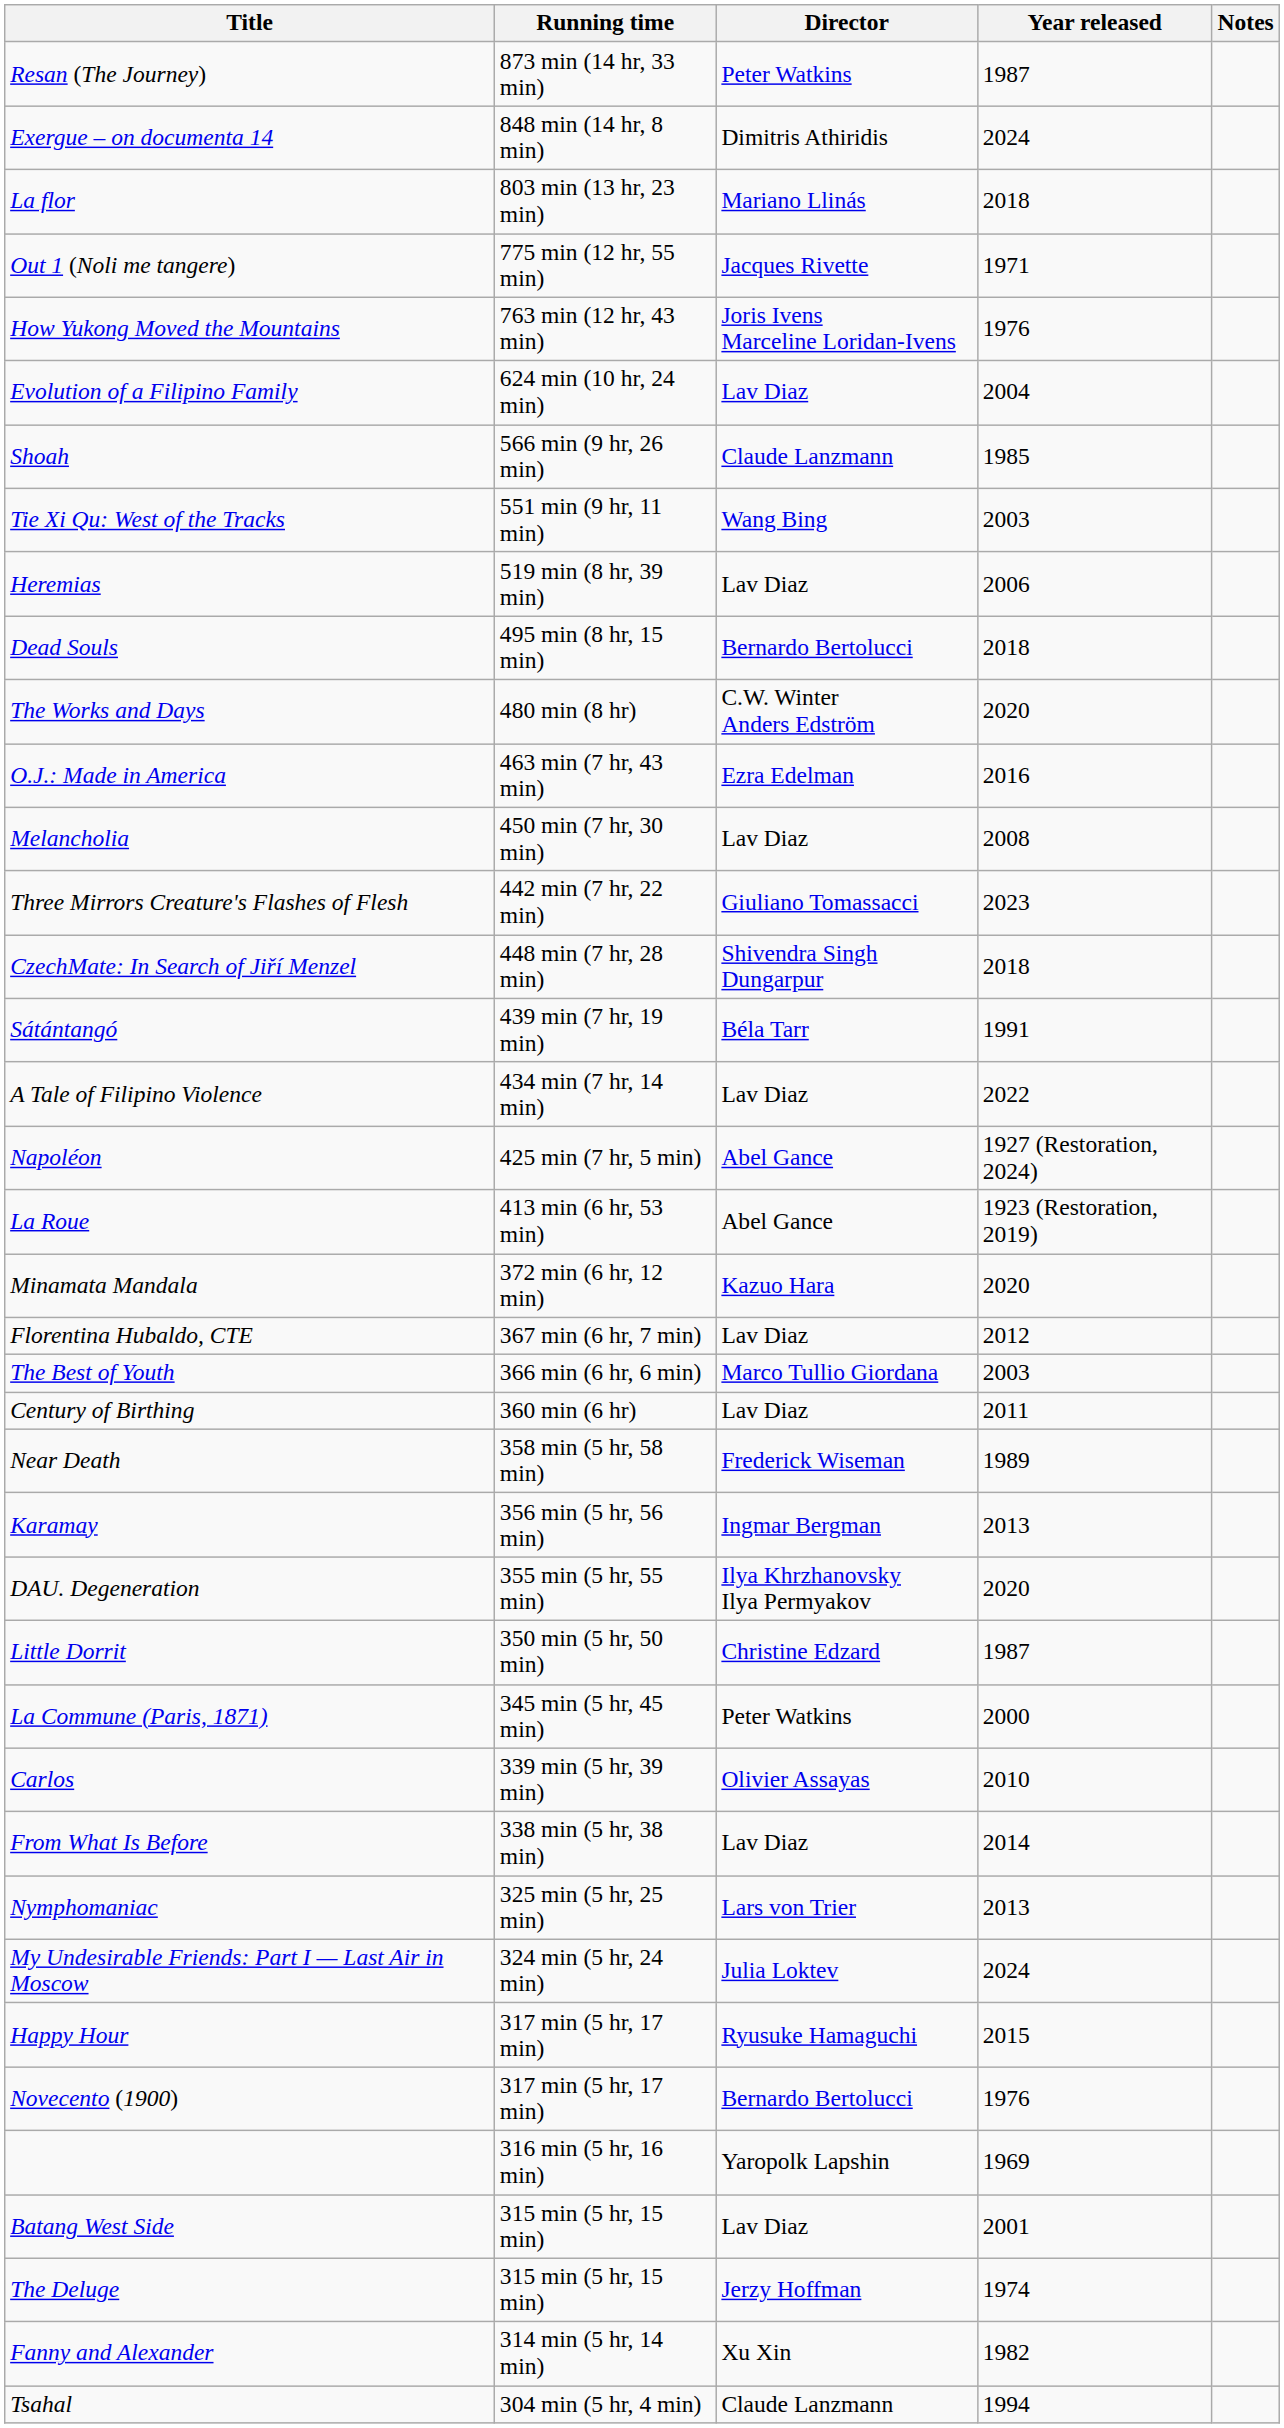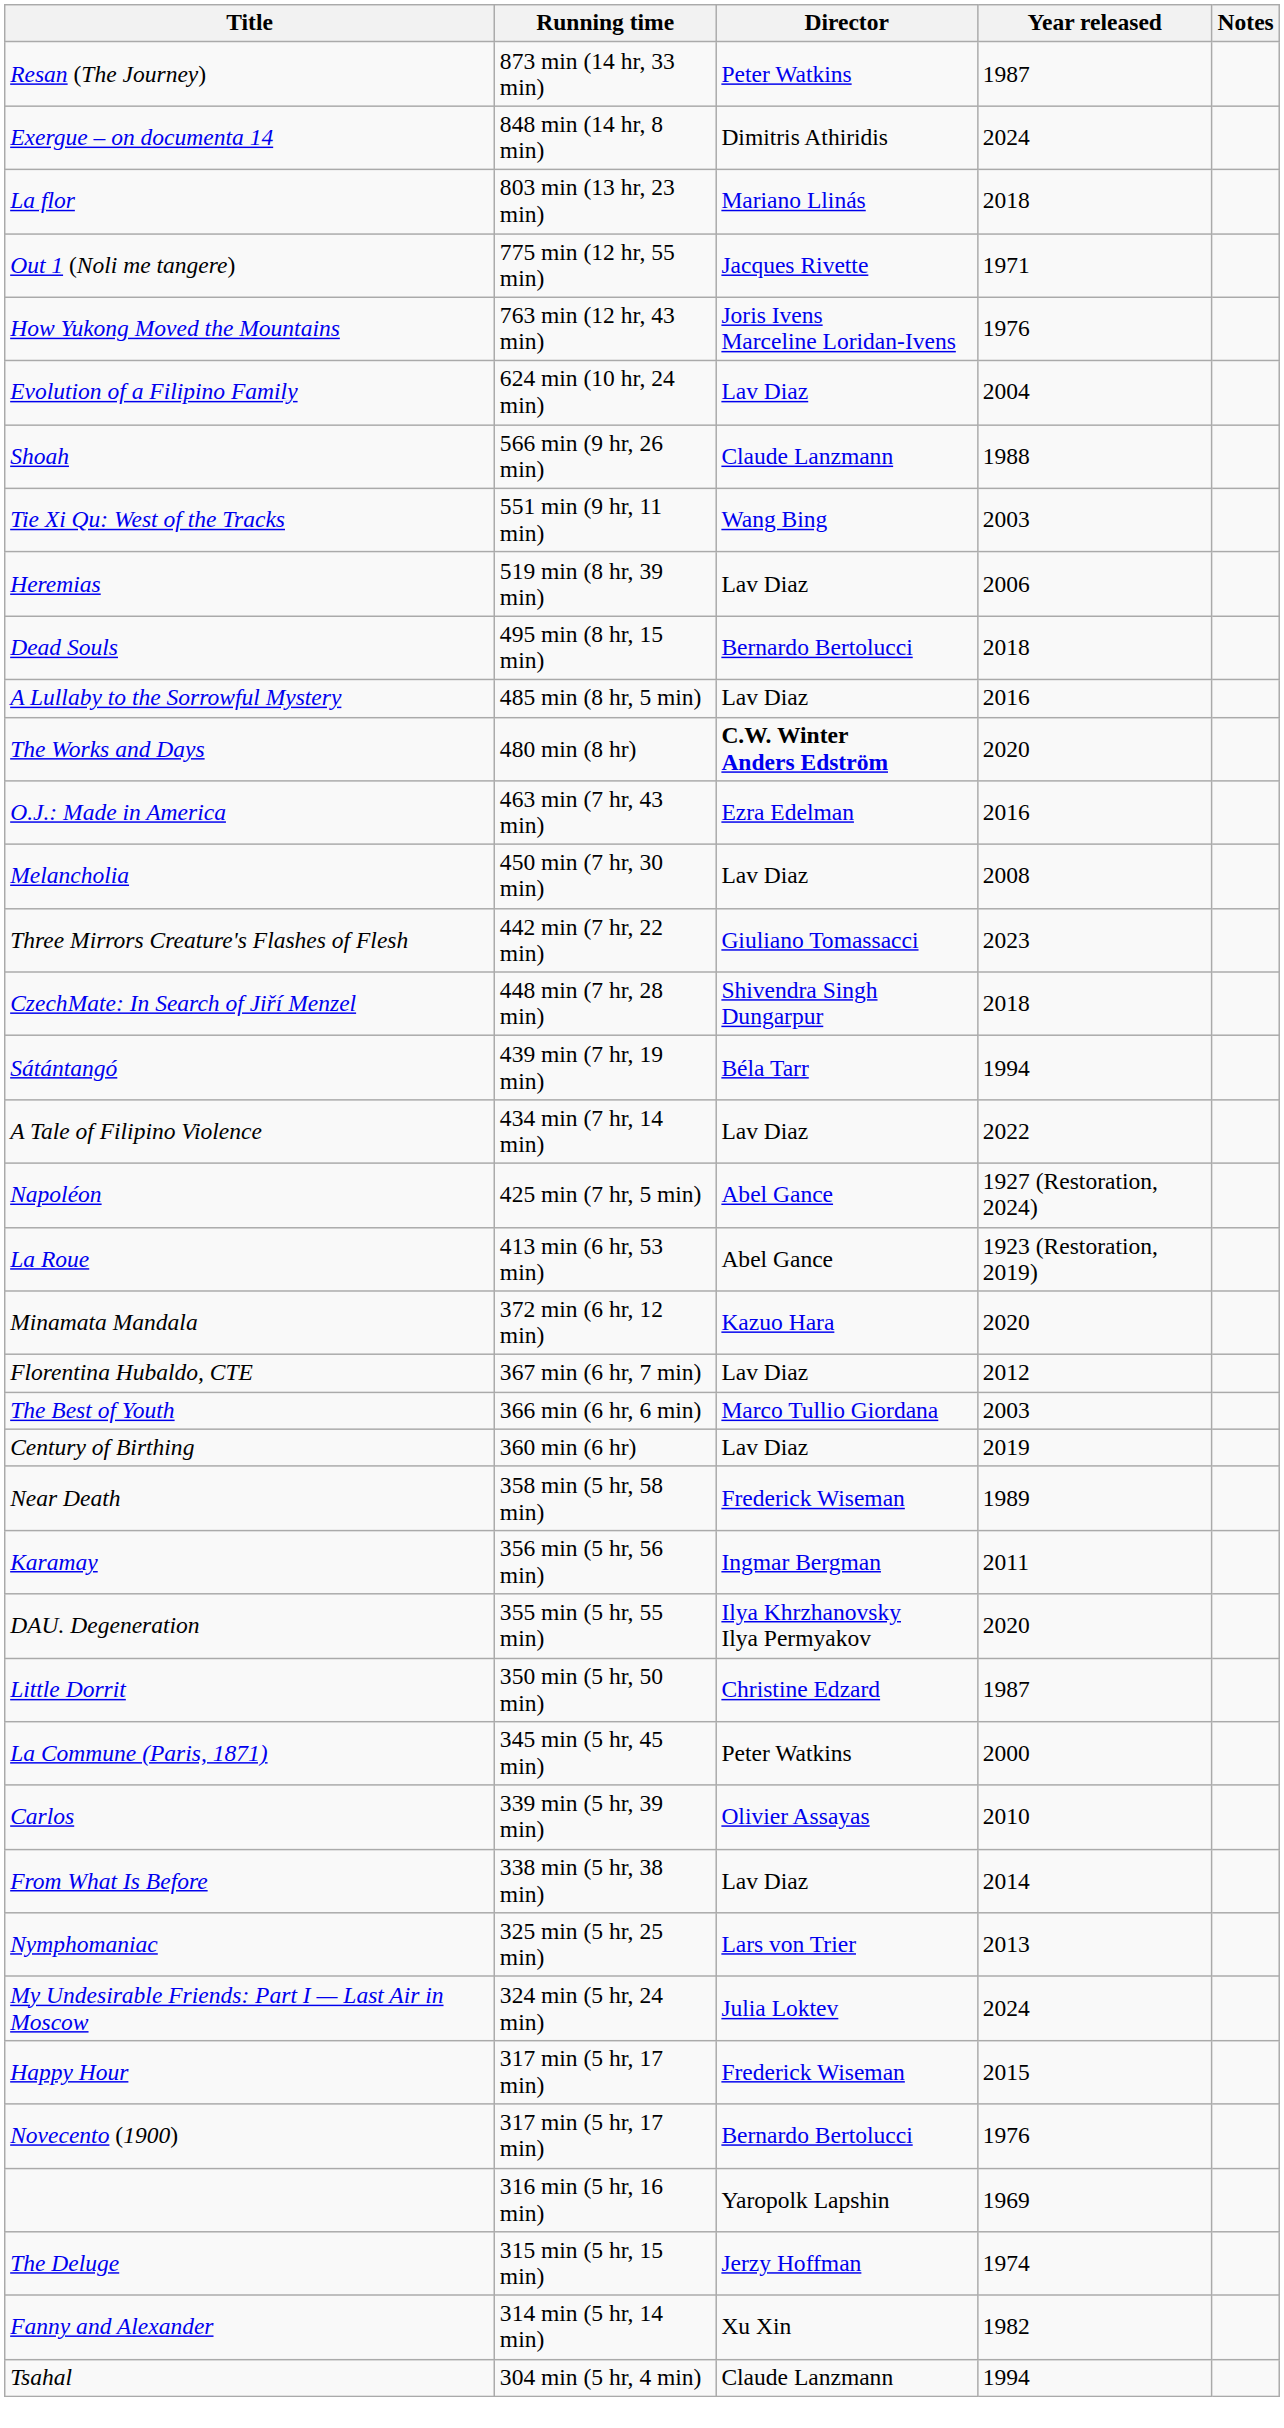(1006, 456) 1985 -> (1006, 456) 1988
+ row: (176, 698)
(798, 711) normal -> (805, 748) bold
(1006, 1030) 1991 -> (1006, 1067) 1994
(1006, 1410) 2011 -> (1006, 1447) 2019
(1006, 1524) 2013 -> (1006, 1561) 2011
(819, 2034) Ryusuke Hamaguchi -> (813, 2071) Frederick Wiseman
- row: (92, 2225)
